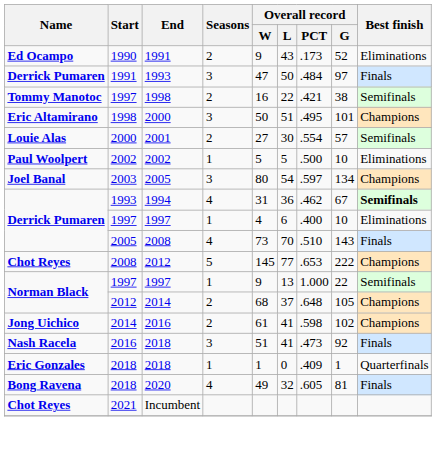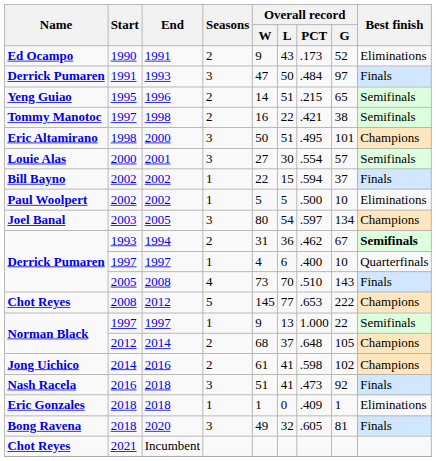+ row: (40, 96)
(209, 138) 2 -> (209, 158) 3
+ row: (36, 179)
(209, 199) 4 -> (209, 240) 2
(393, 220) Eliminations -> (394, 261) Quarterfinals
(394, 364) Quarterfinals -> (393, 405) Eliminations
(209, 384) 4 -> (209, 425) 3
